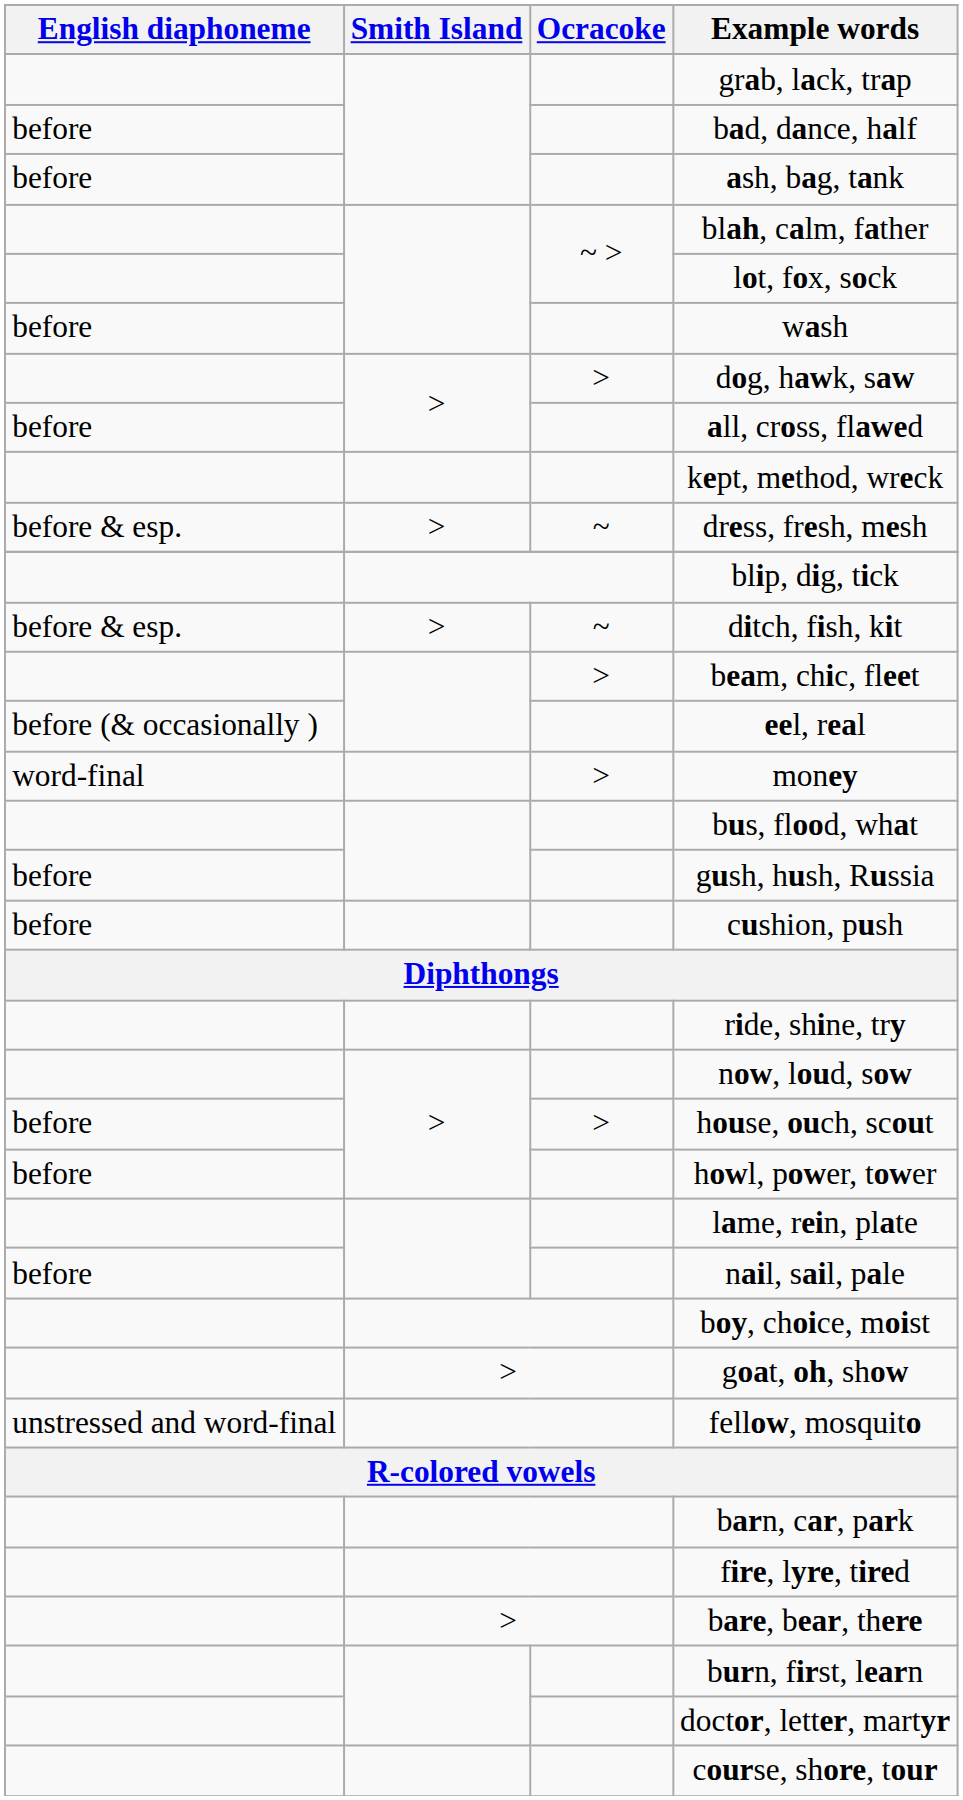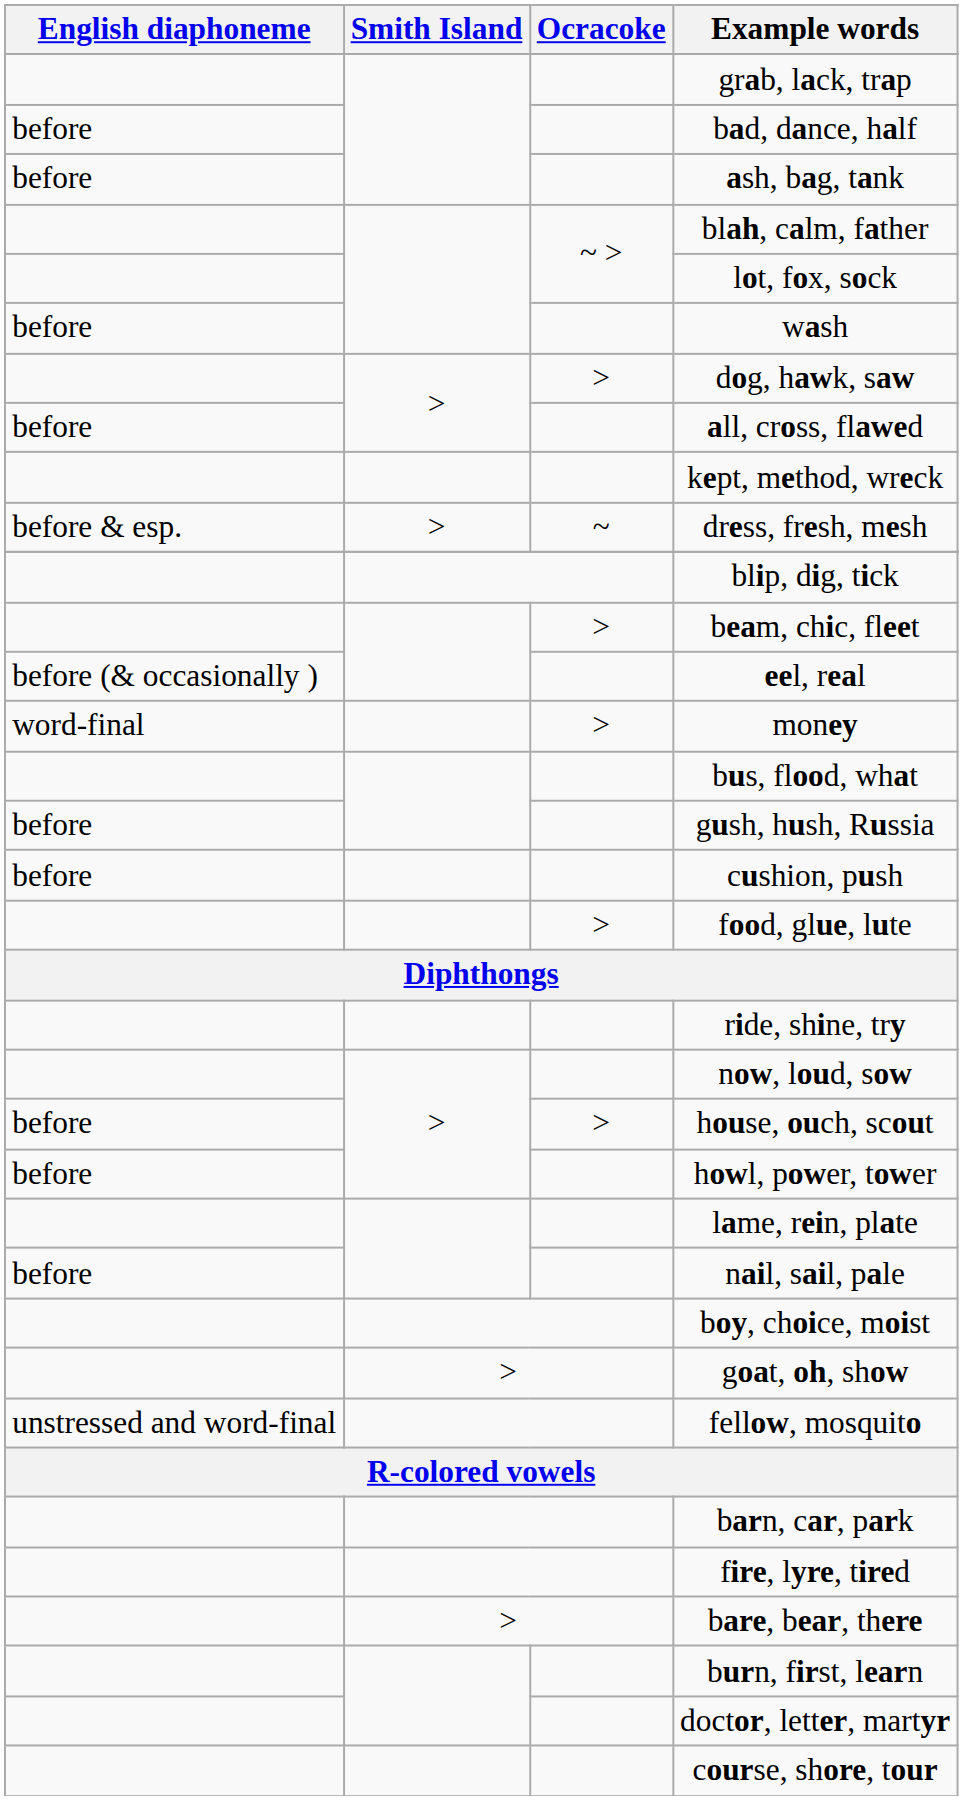- row: (815, 626)
+ row: (815, 924)
